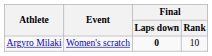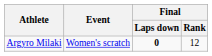(195, 44) 10 -> (195, 44) 12
